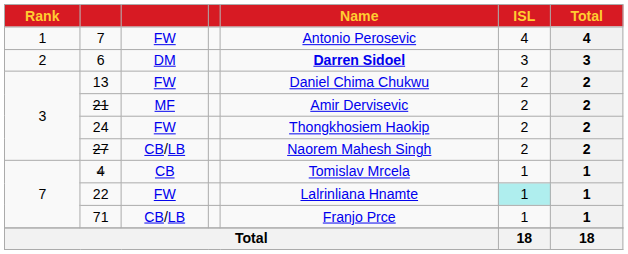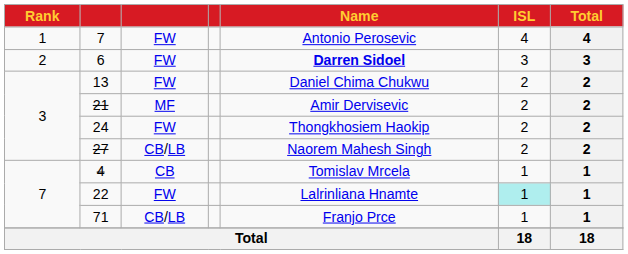(165, 61) DM -> (165, 61) FW
